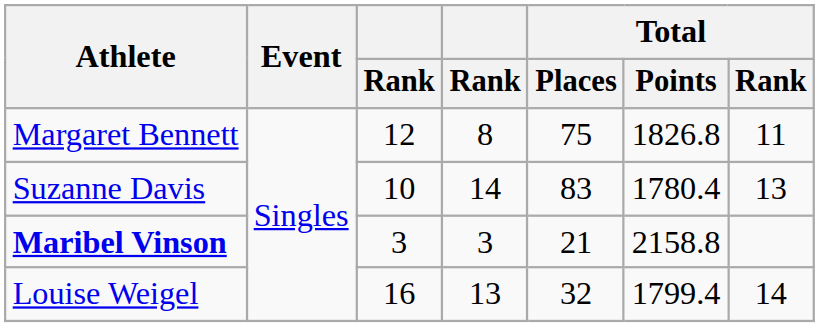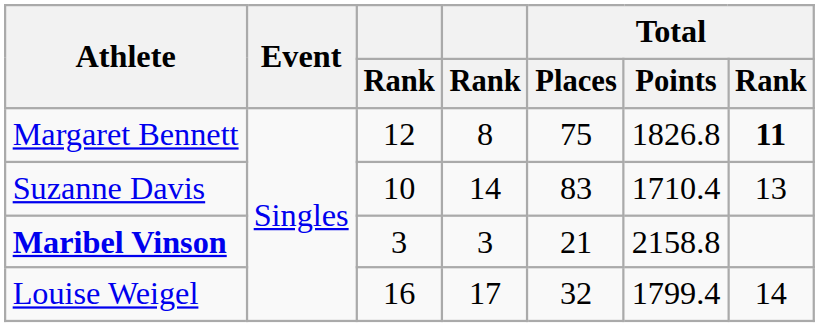(771, 135) normal -> (771, 135) bold
(676, 188) 1780.4 -> (676, 188) 1710.4
(485, 294) 13 -> (485, 294) 17
